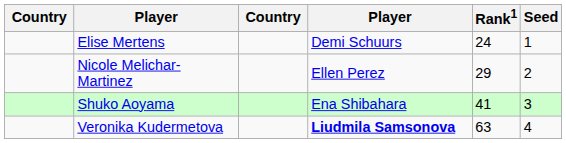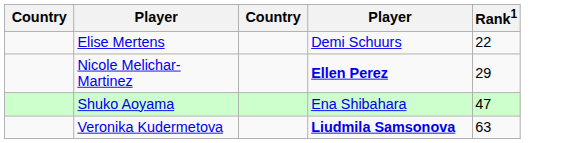- column: (541, 17)
(483, 42) 24 -> (483, 42) 22
(348, 73) normal -> (350, 73) bold
(483, 104) 41 -> (483, 104) 47
